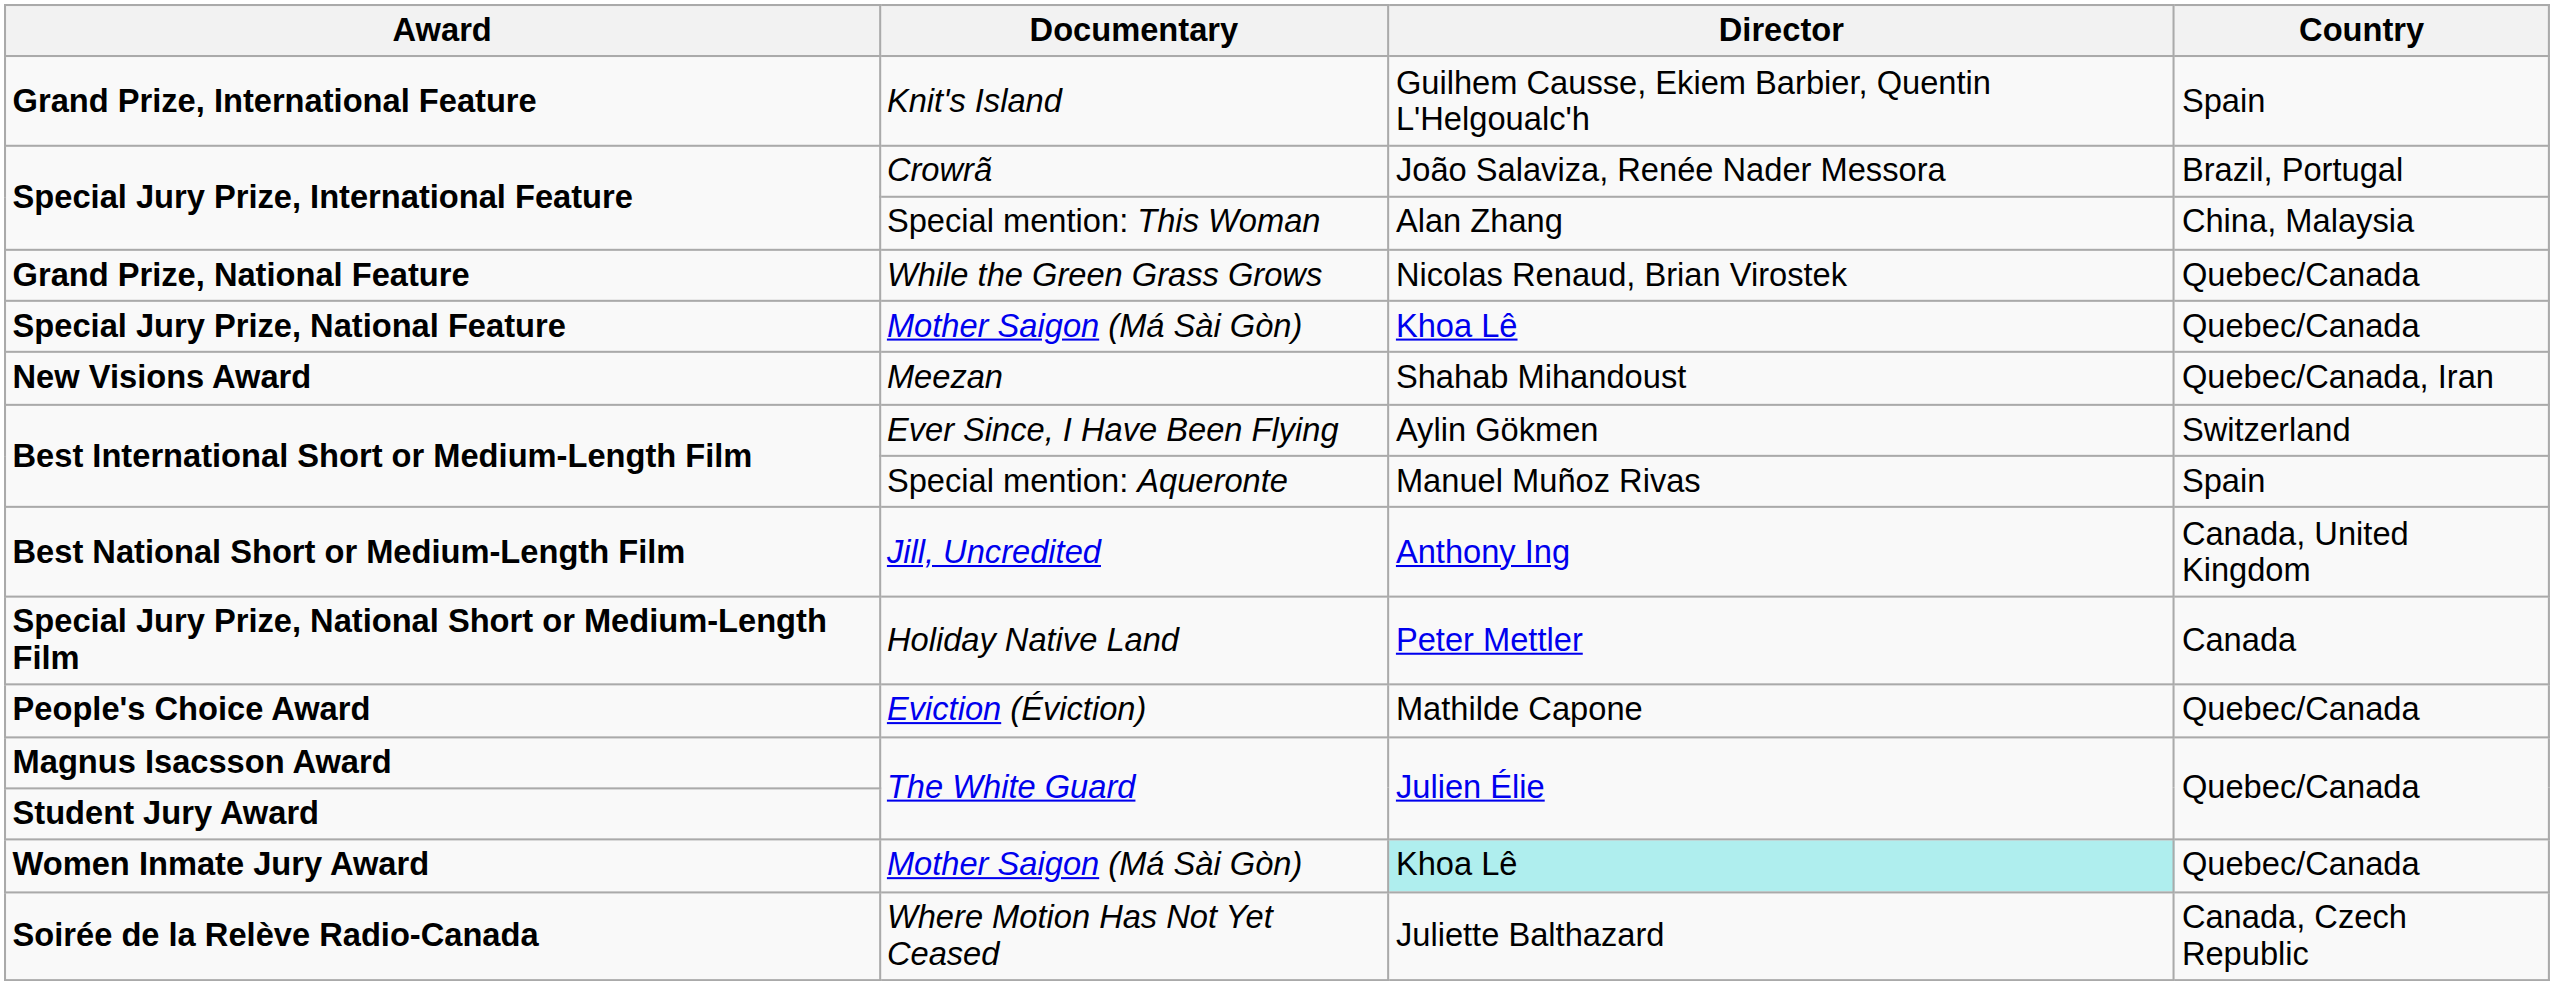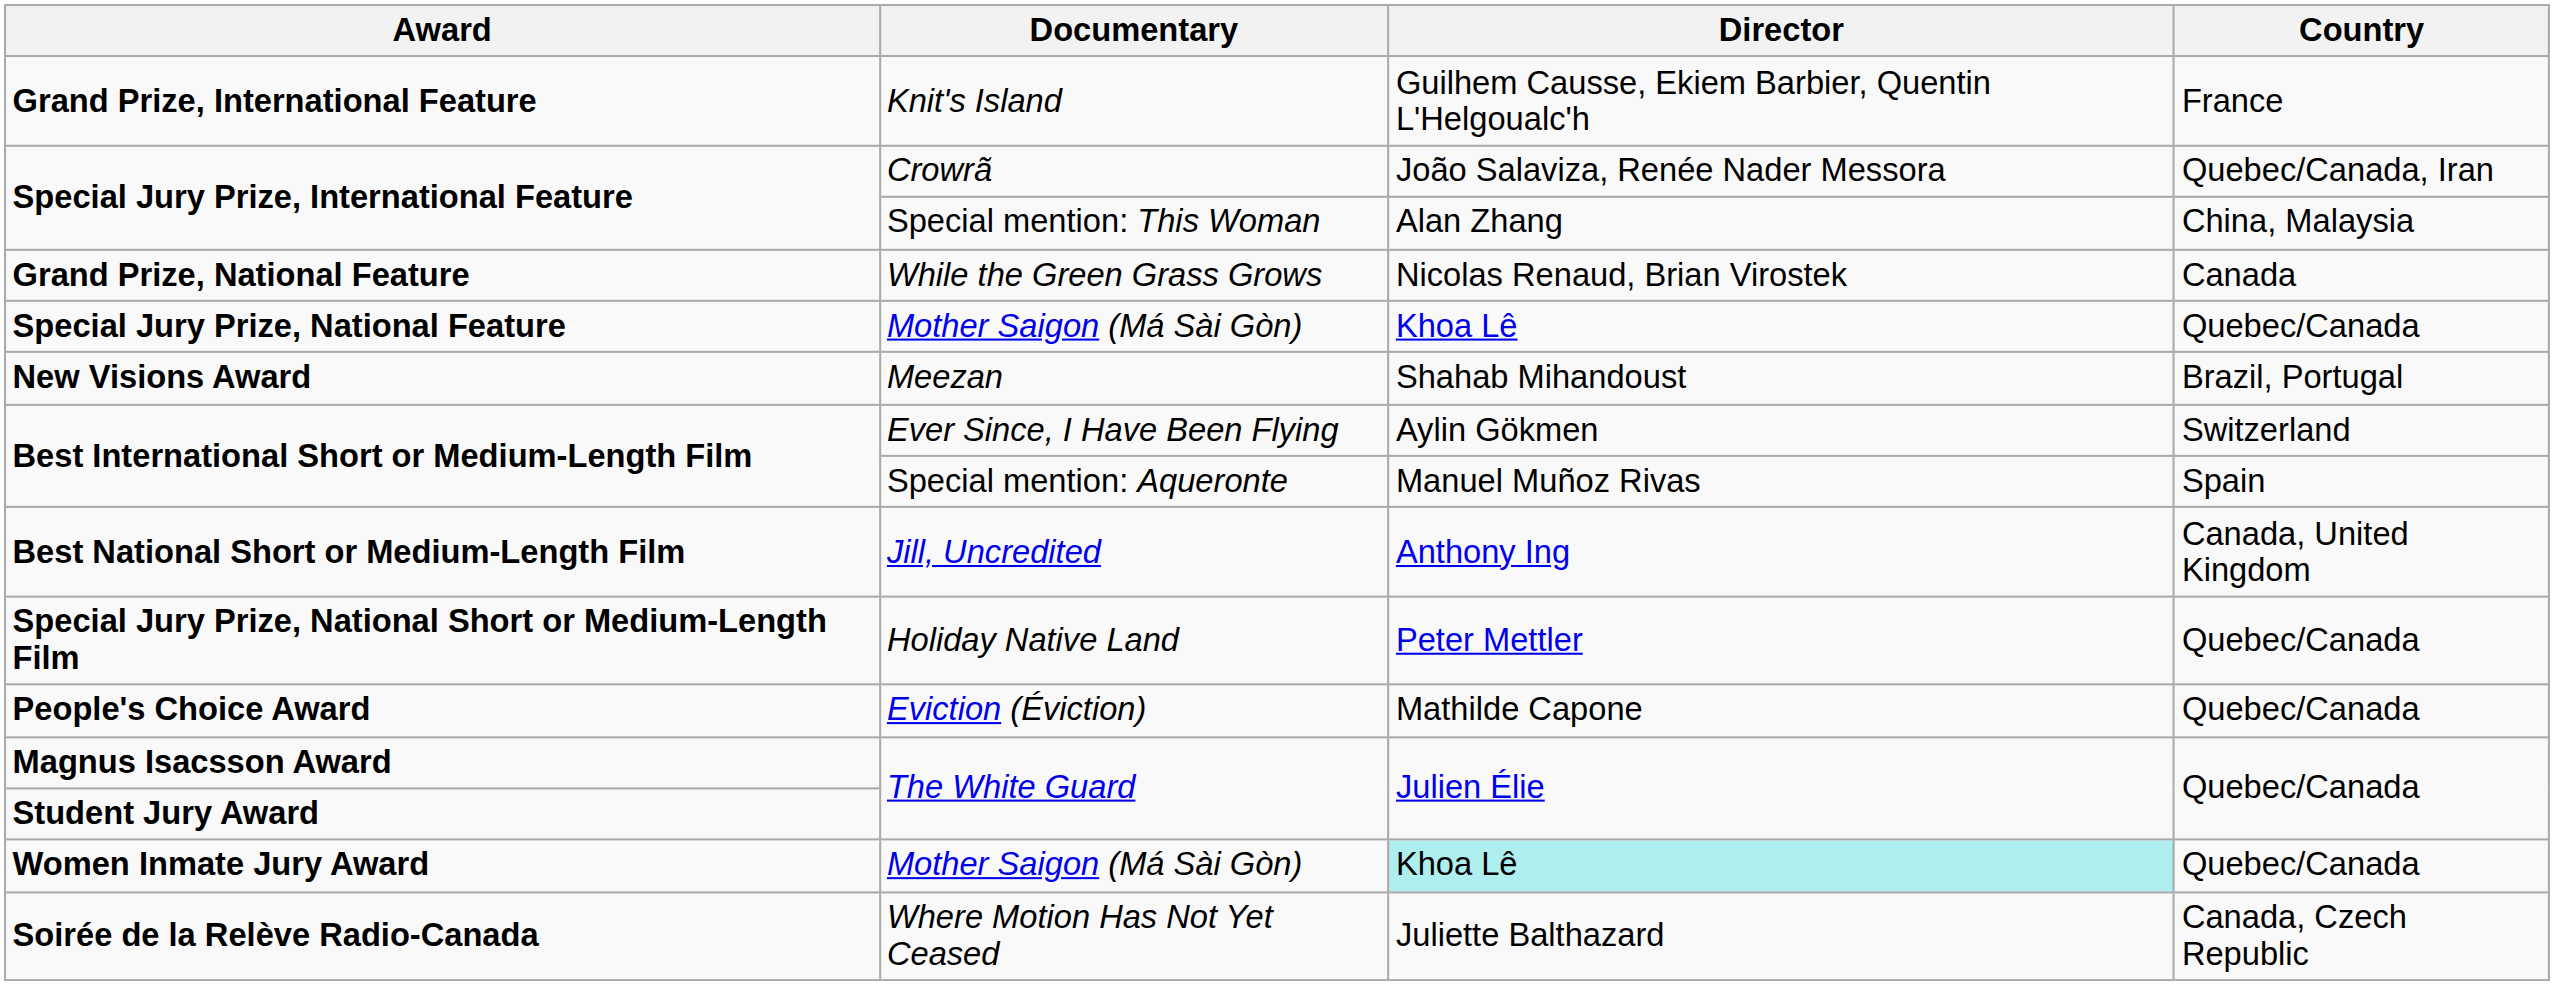(2224, 100) Spain -> (2233, 100) France
(2293, 170) Brazil, Portugal -> (2338, 170) Quebec/Canada, Iran
(2301, 274) Quebec/Canada -> (2239, 274) Canada
(2338, 377) Quebec/Canada, Iran -> (2293, 377) Brazil, Portugal
(2239, 639) Canada -> (2301, 639) Quebec/Canada
